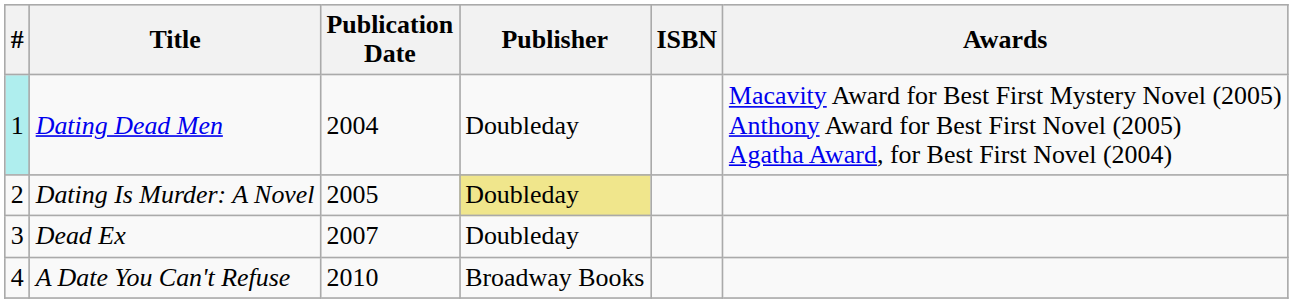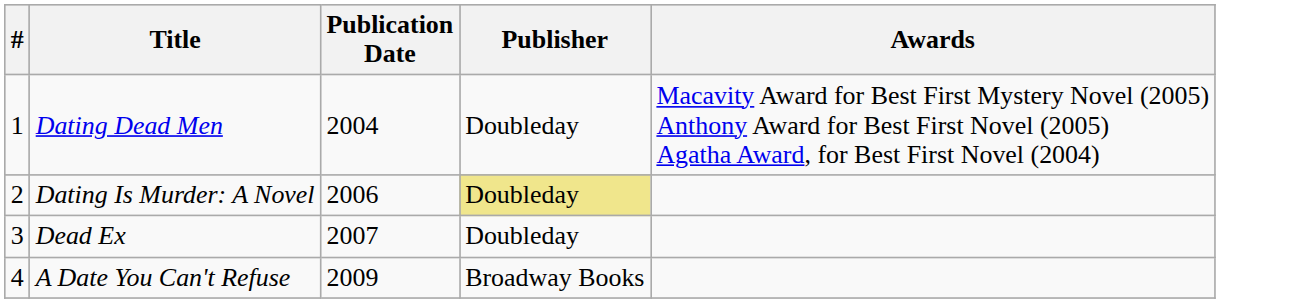- column: (687, 39)
(17, 124) paleturquoise background -> (17, 124) no background
(352, 194) 2005 -> (352, 194) 2006
(352, 276) 2010 -> (352, 276) 2009
